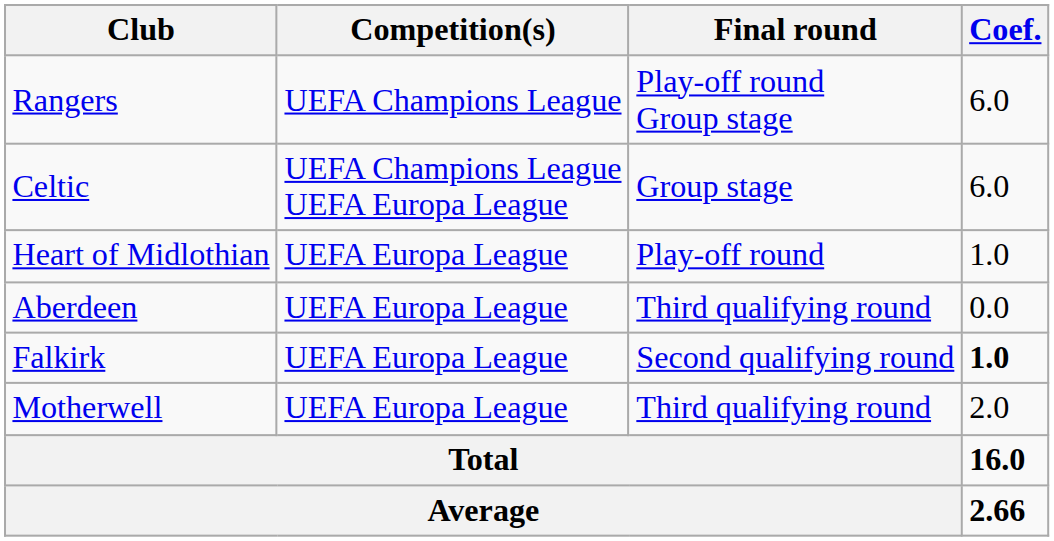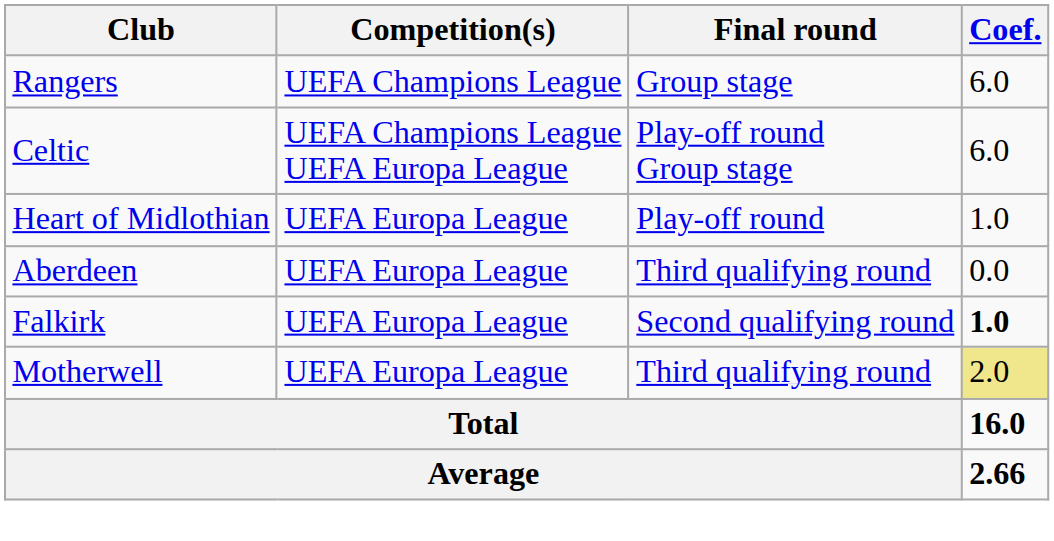(730, 99) Play-off round Group stage -> (714, 81) Group stage
(714, 186) Group stage -> (730, 150) Play-off round Group stage
(989, 408) no background -> (989, 372) khaki background
